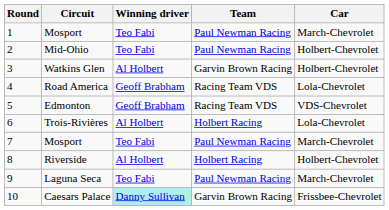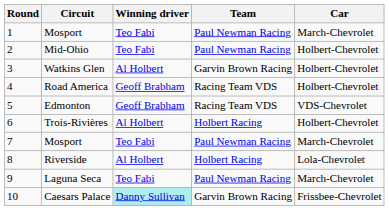(331, 87) Lola-Chevrolet -> (338, 87) Holbert-Chevrolet
(331, 123) Lola-Chevrolet -> (338, 123) Holbert-Chevrolet
(338, 160) Holbert-Chevrolet -> (331, 160) Lola-Chevrolet
